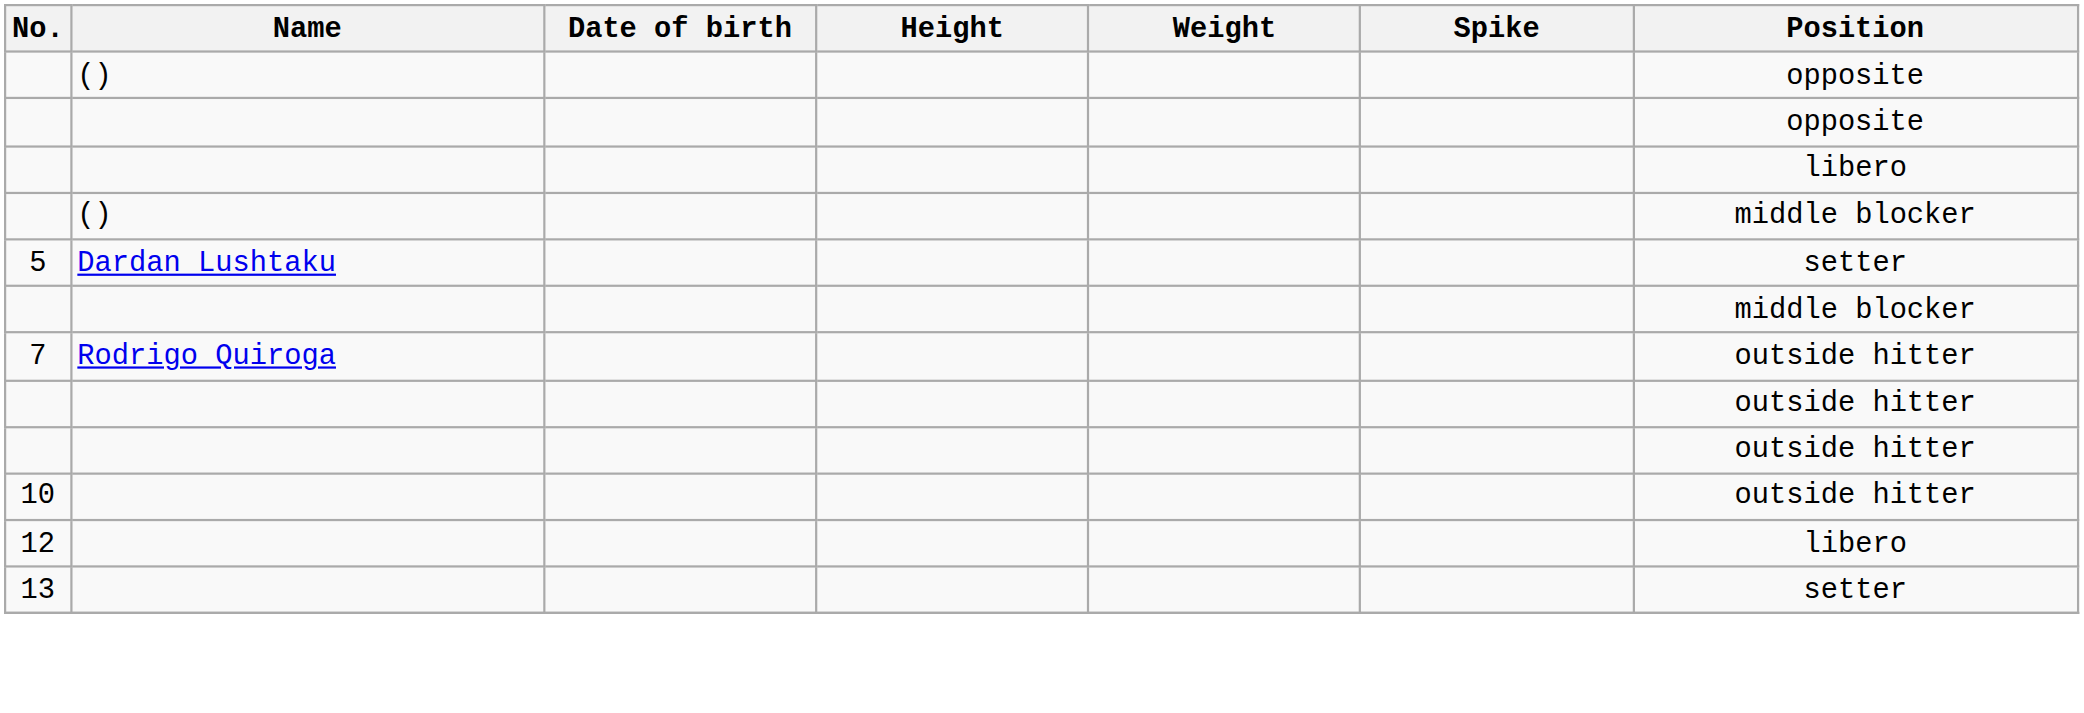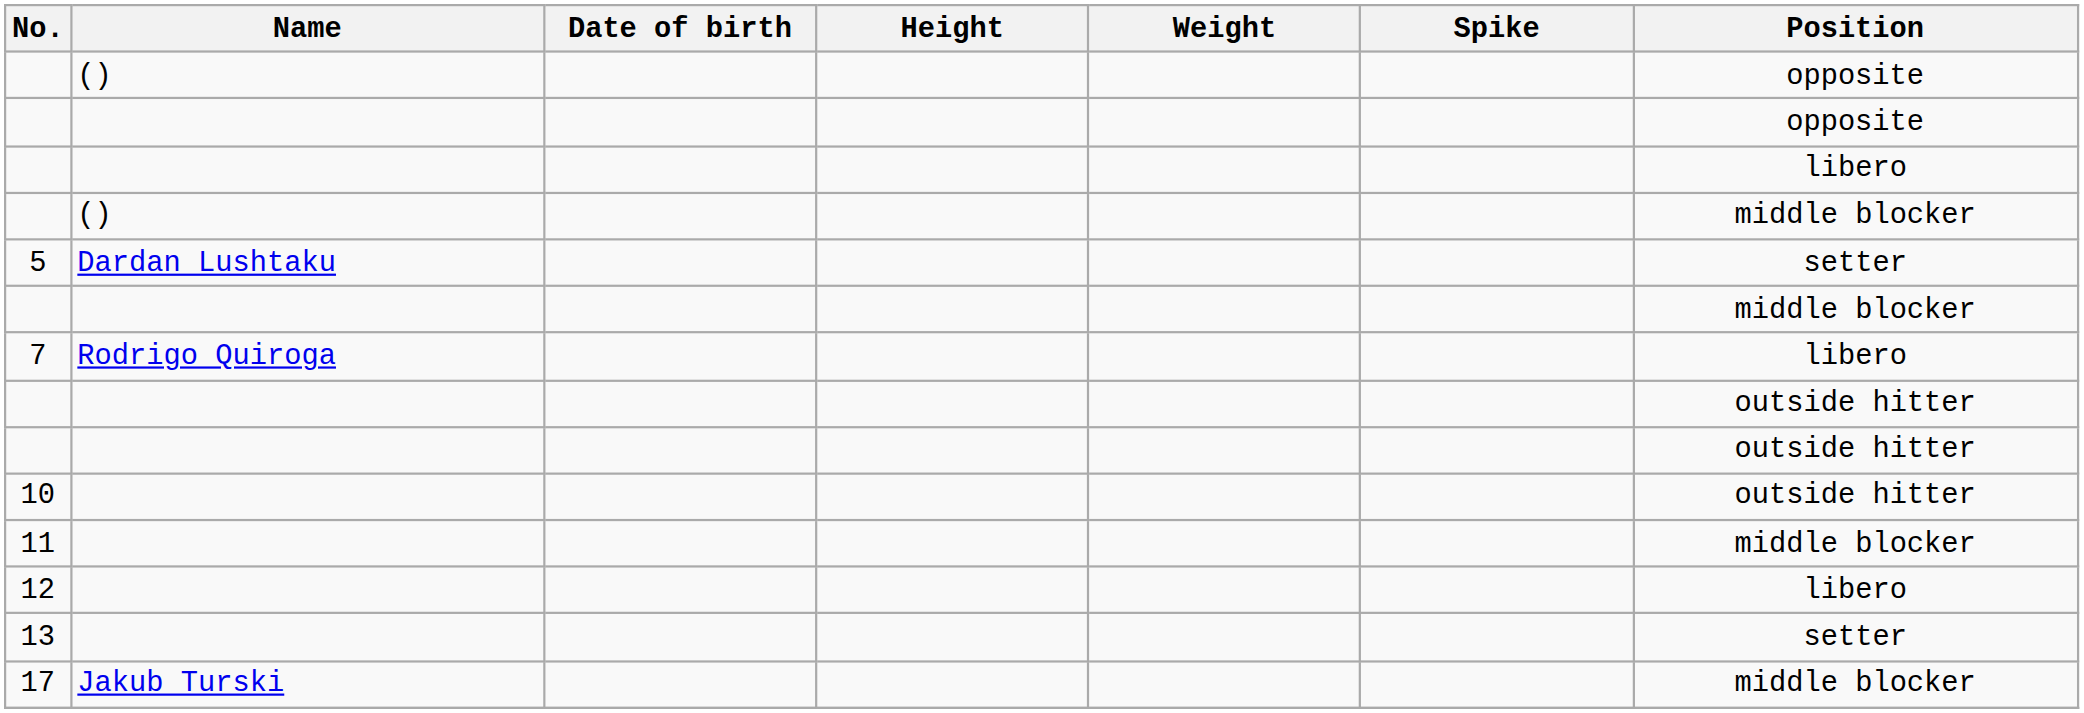(1855, 356) outside hitter -> (1855, 356) libero
+ row: (38, 544)
+ row: (38, 684)
